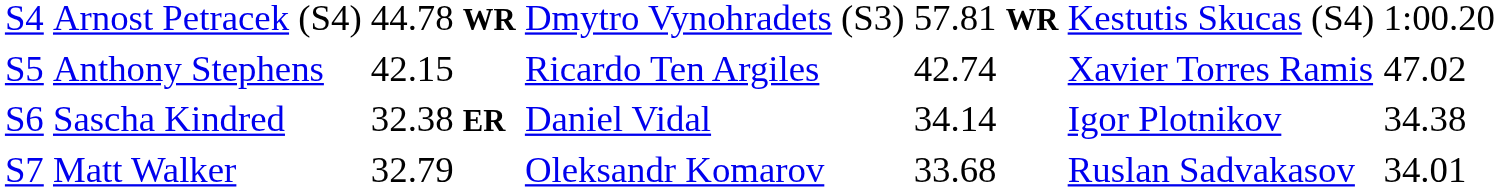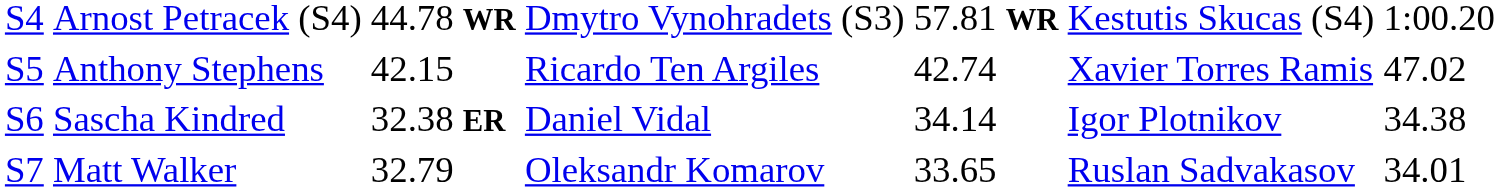(955, 169) 33.68 -> (955, 169) 33.65
